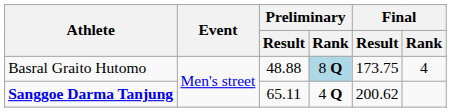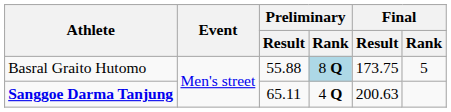(284, 69) 48.88 -> (284, 69) 55.88
(424, 69) 4 -> (424, 69) 5
(377, 94) 200.62 -> (377, 94) 200.63
